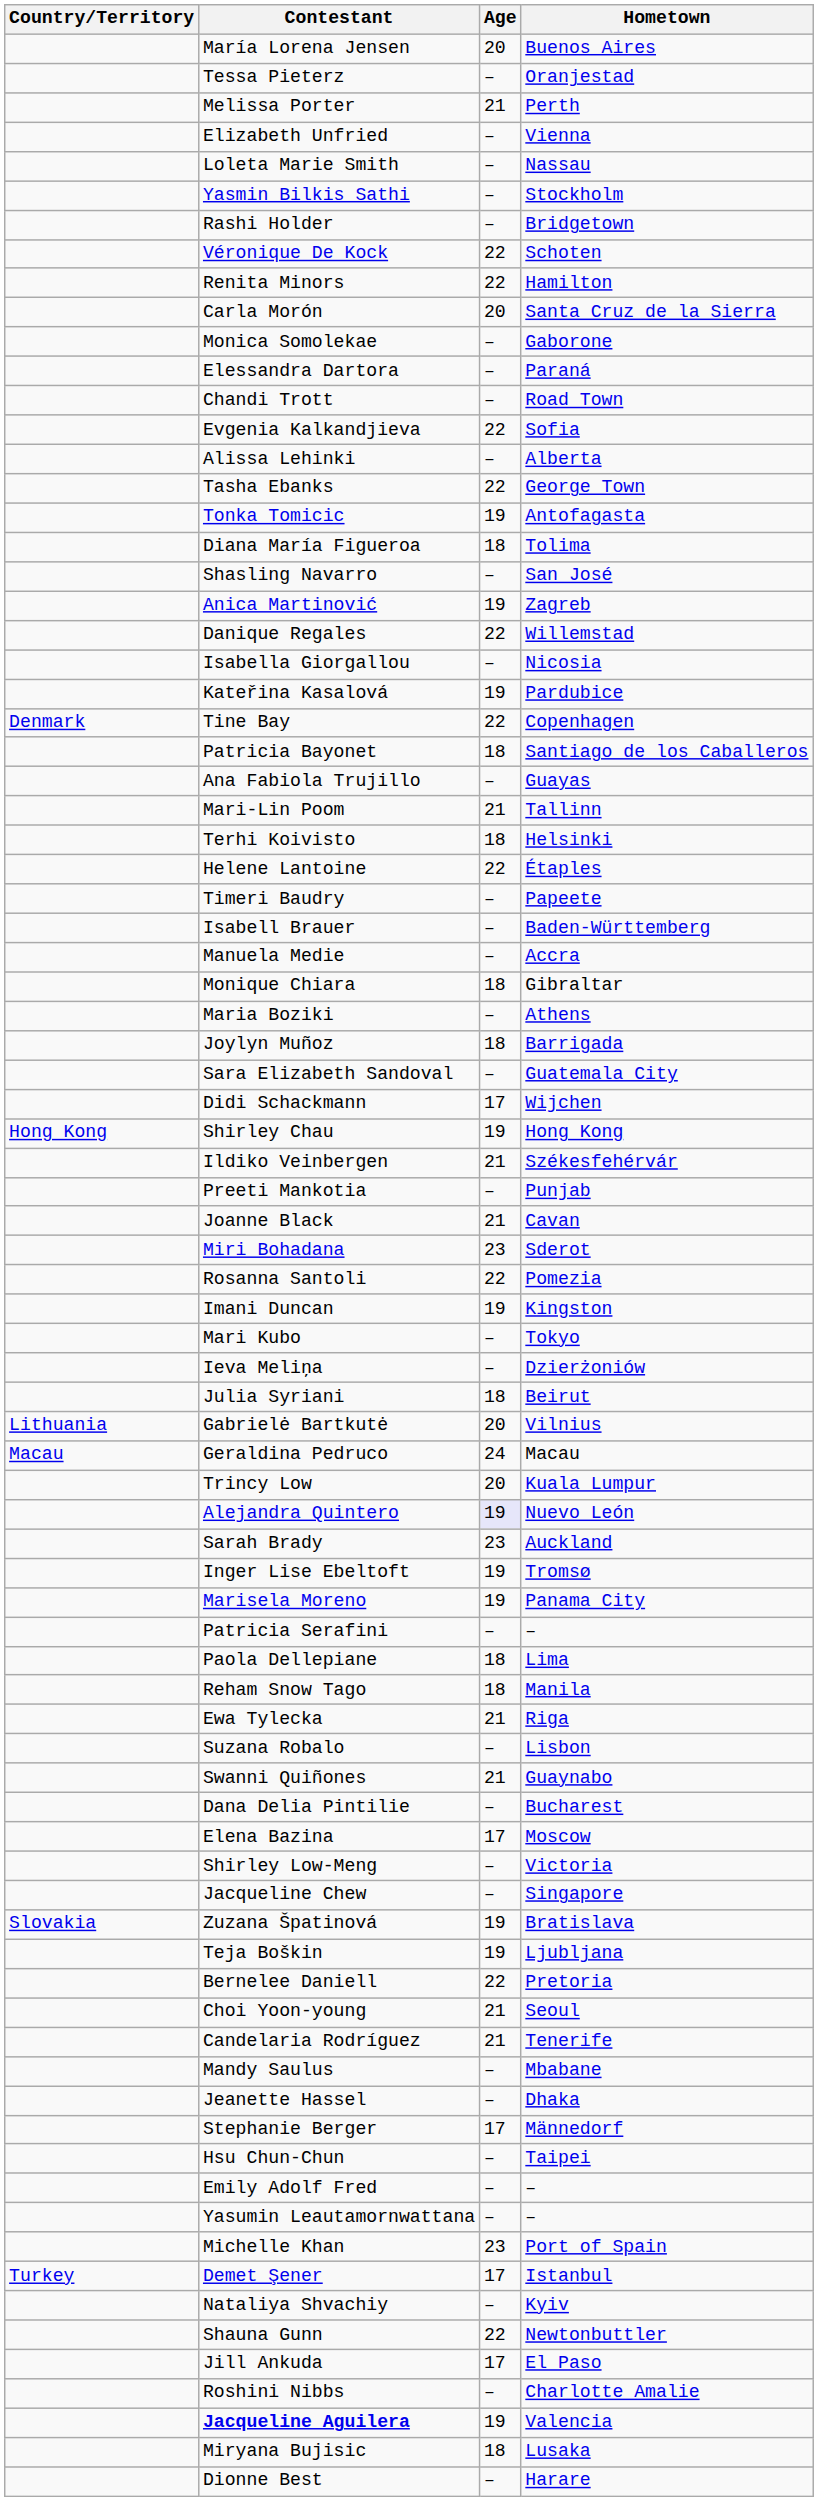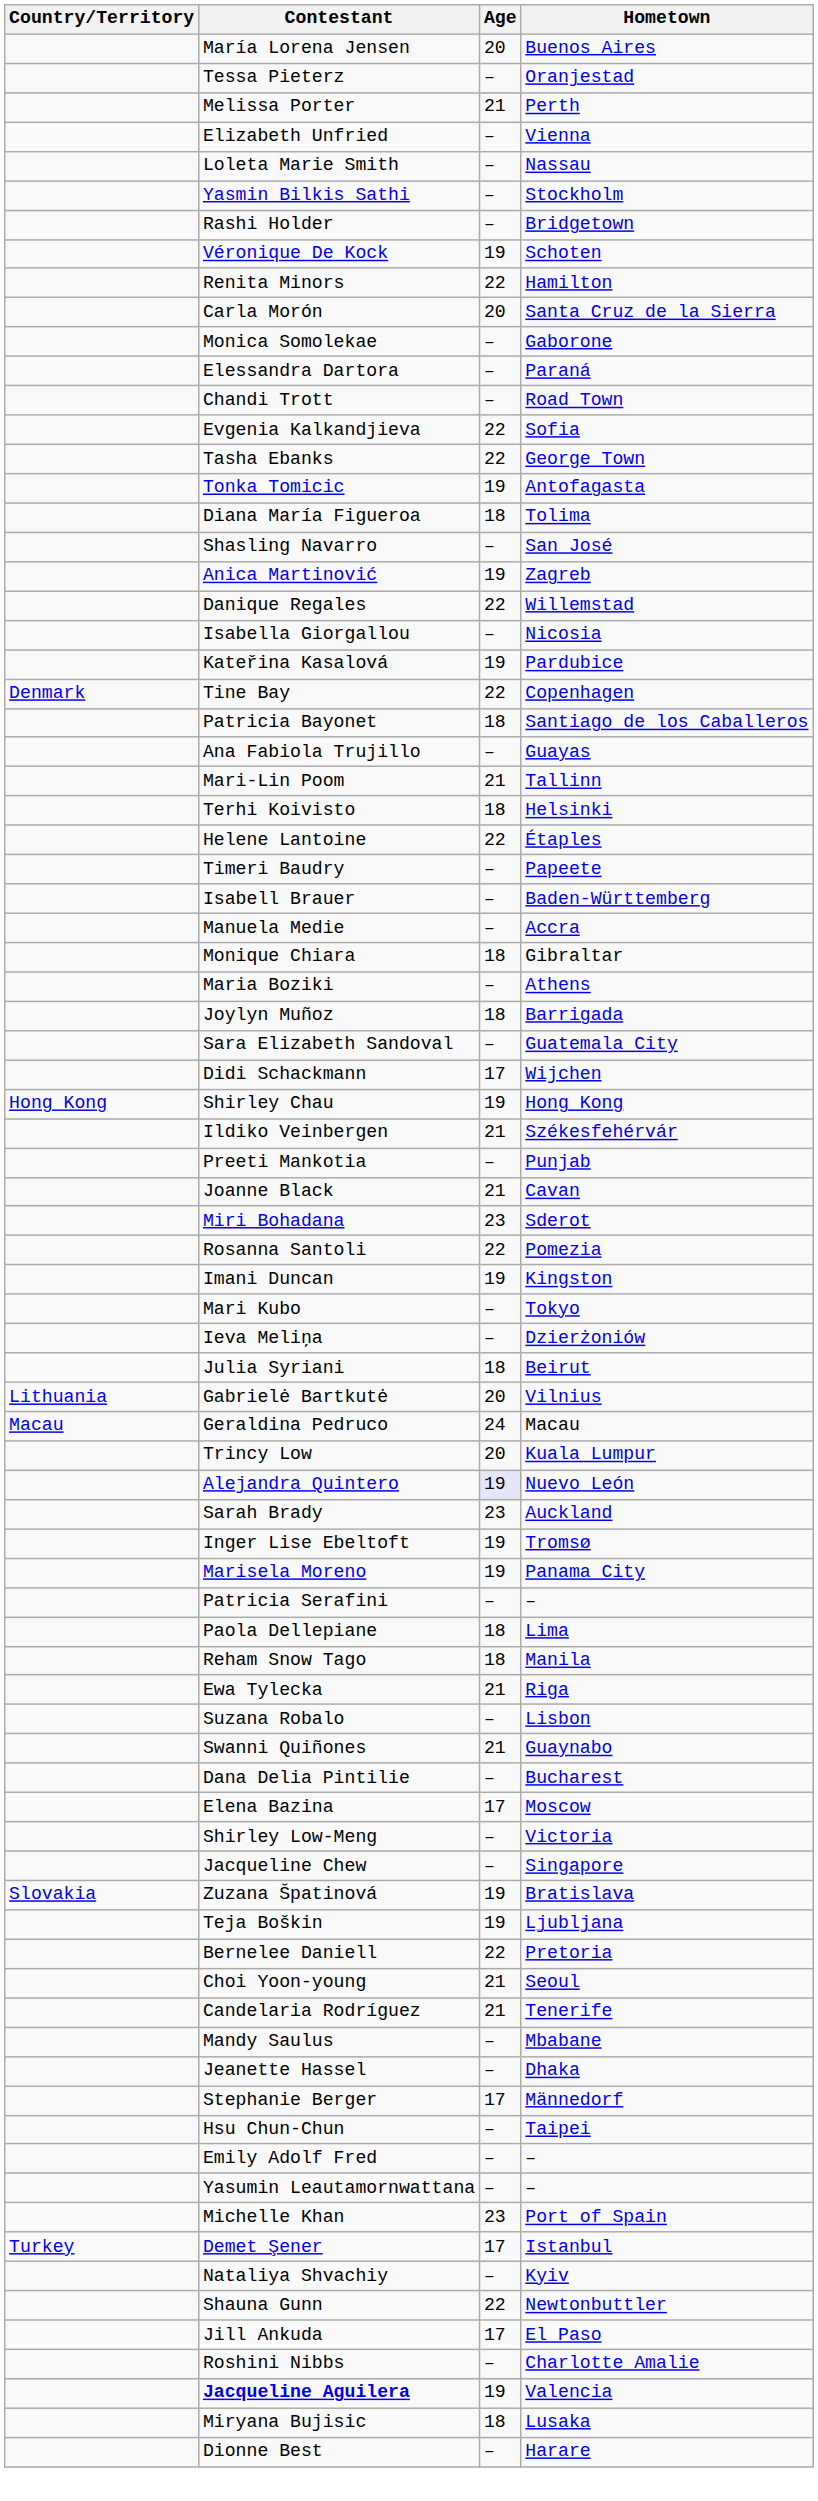(495, 254) 22 -> (495, 254) 19
- row: (279, 459)
